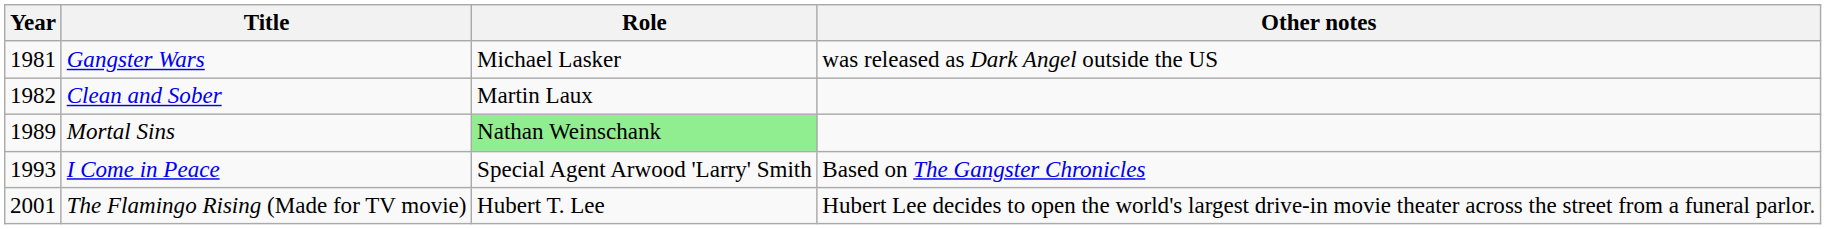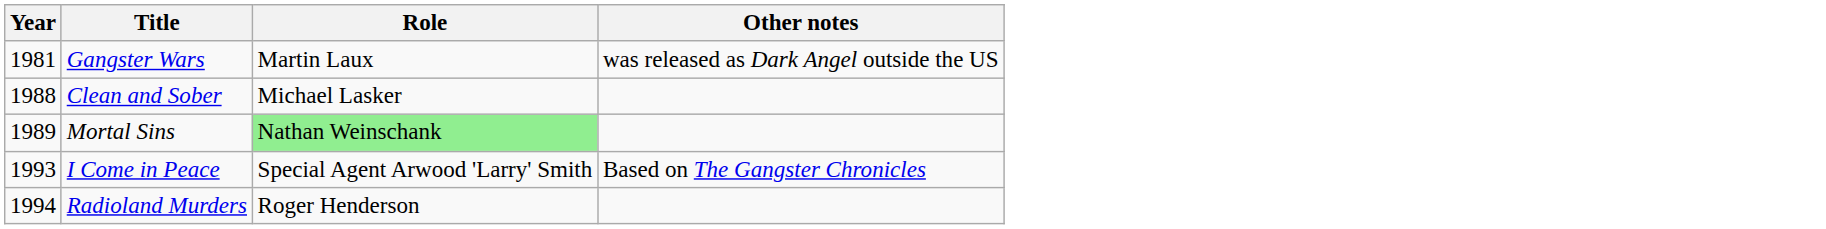(549, 59) Michael Lasker -> (316, 59) Martin Laux
(33, 95) 1982 -> (33, 95) 1988
(535, 95) Martin Laux -> (330, 95) Michael Lasker
+ row: (157, 205)
- row: (267, 205)
